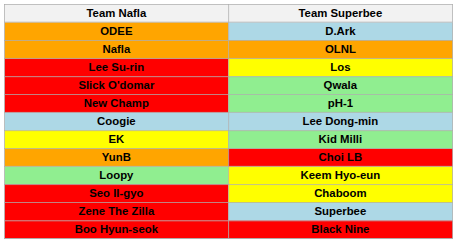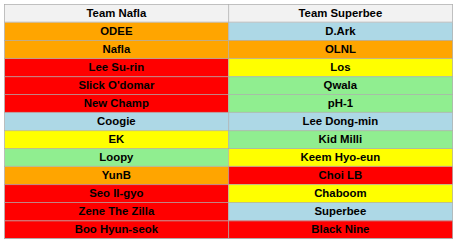rows swapped: (116, 175) <-> (116, 157)
